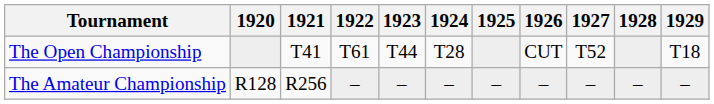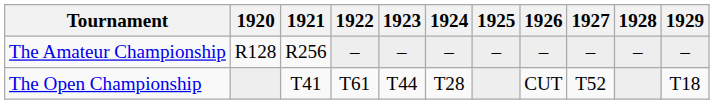rows swapped: (118, 83) <-> (105, 52)
